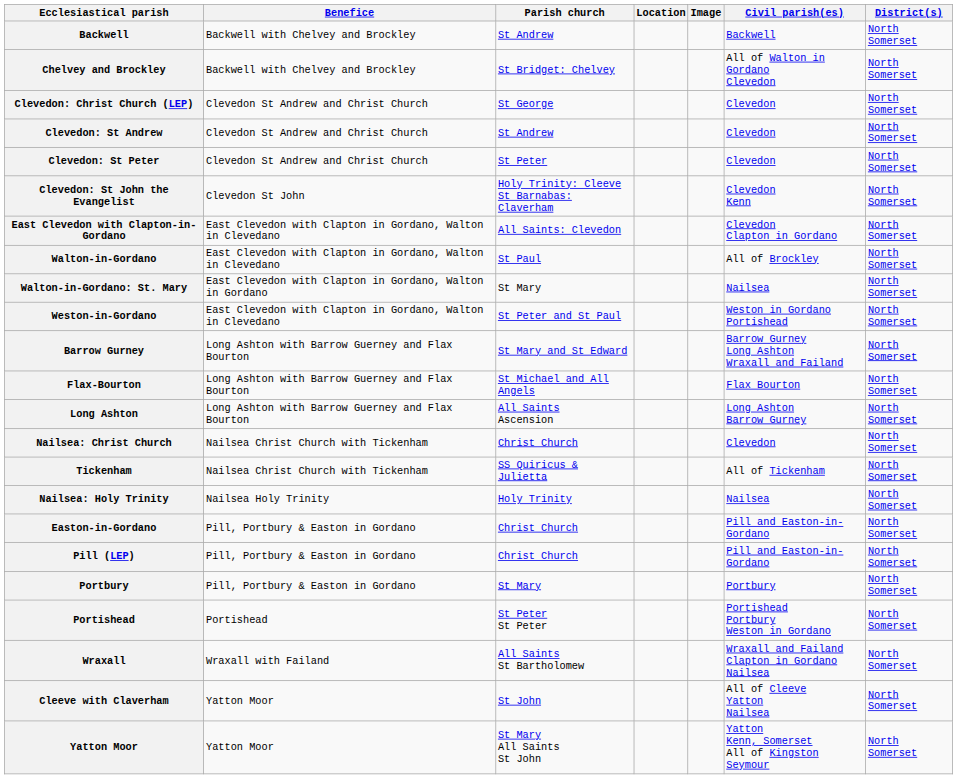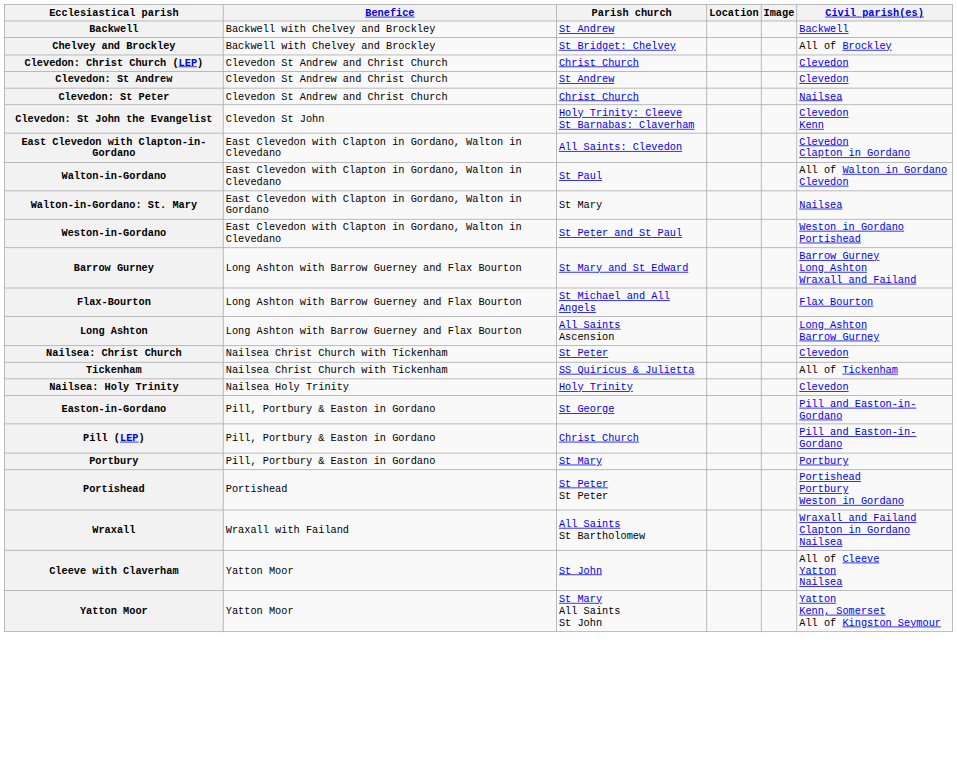- column: (909, 13)
(776, 70) All of Walton in Gordano Clevedon -> (845, 46) All of Brockley
(526, 104) St George -> (599, 63) Christ Church
(523, 162) St Peter -> (599, 96) Christ Church
(751, 162) Clevedon -> (821, 96) Nailsea
(772, 259) All of Brockley -> (873, 176) All of Walton in Gordano Clevedon
(538, 443) Christ Church -> (584, 354) St Peter
(748, 500) Nailsea -> (824, 387) Clevedon
(538, 528) Christ Church -> (587, 410) St George
